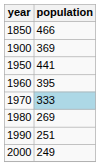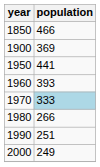(46, 83) 395 -> (46, 83) 393
(46, 118) 269 -> (46, 118) 266
